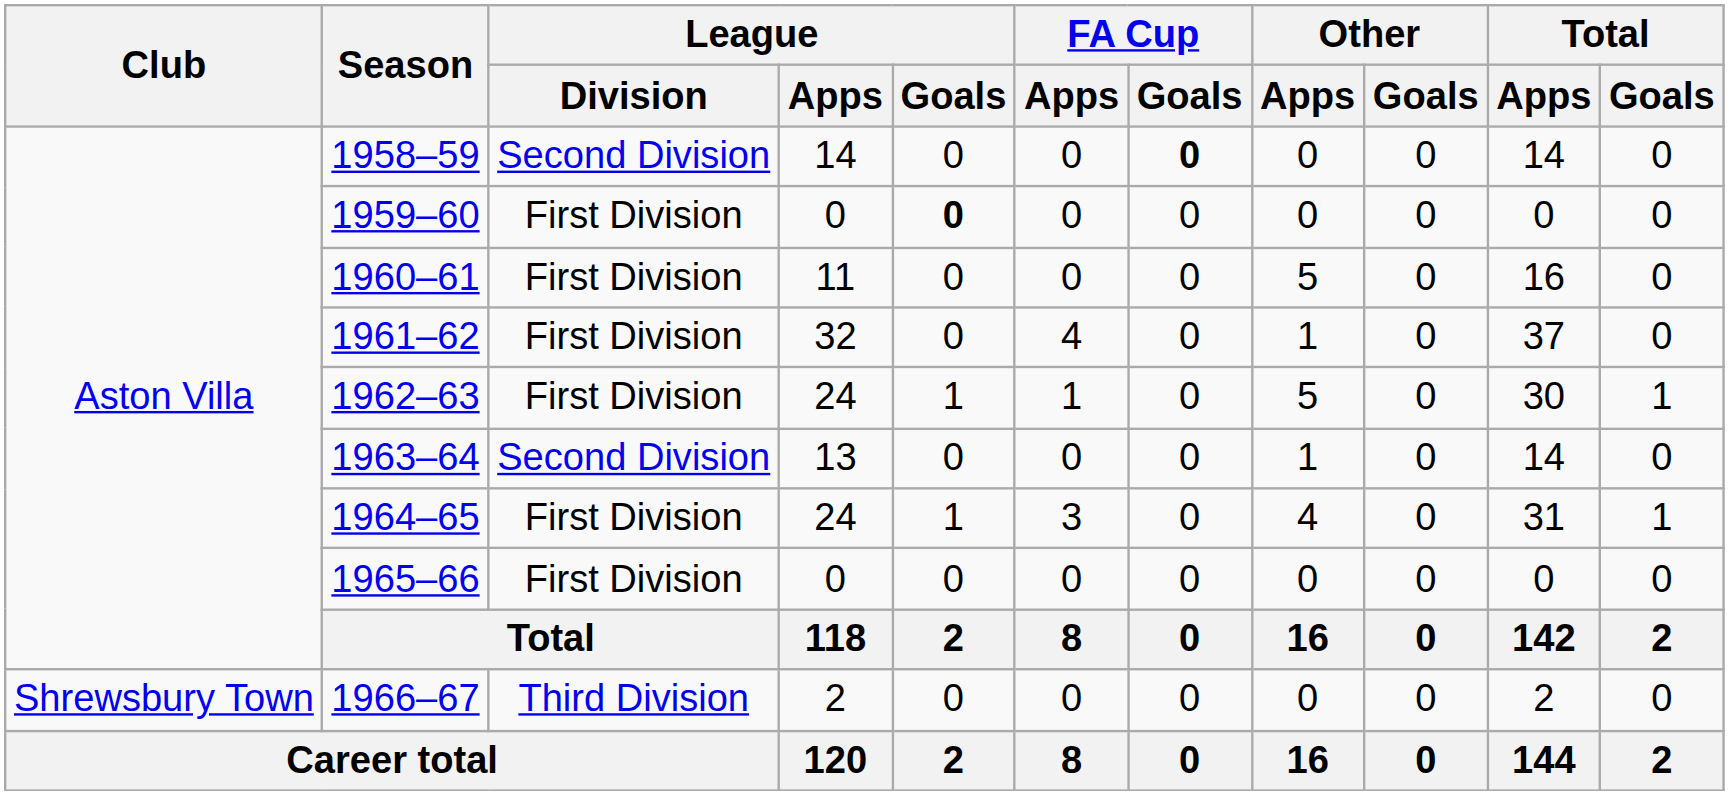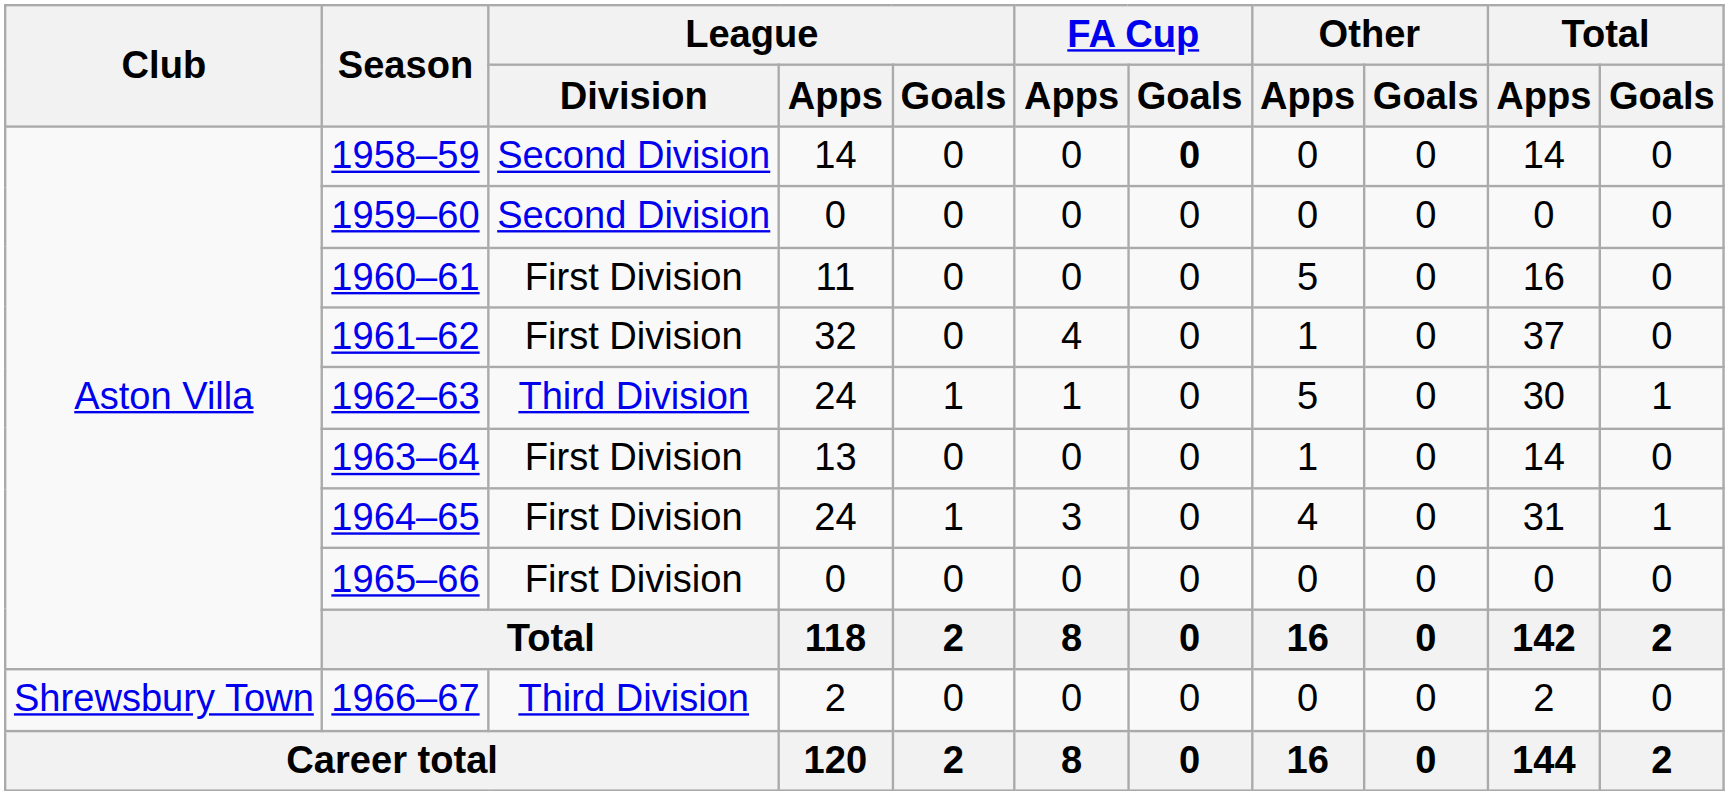(634, 215) First Division -> (634, 215) Second Division
(953, 215) bold -> (953, 215) normal
(634, 397) First Division -> (634, 397) Third Division
(634, 457) Second Division -> (634, 457) First Division
